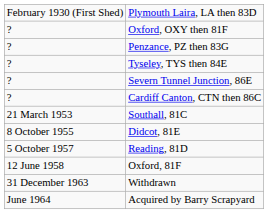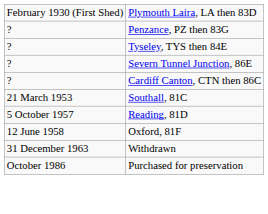- row: (178, 30)
- row: (154, 132)
- row: (191, 200)
+ row: (186, 166)
